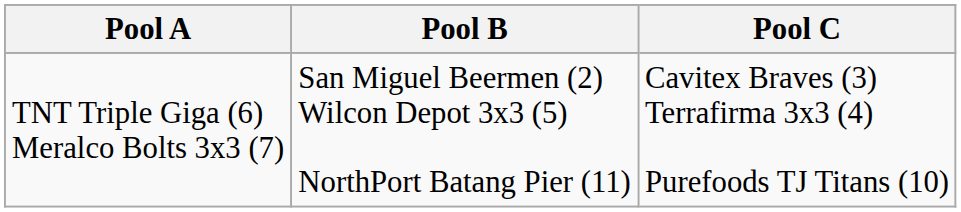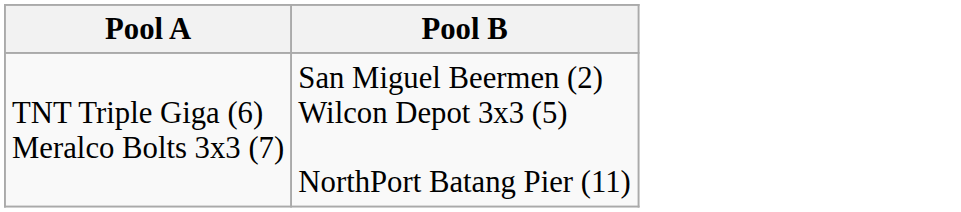- column: (797, 28)
